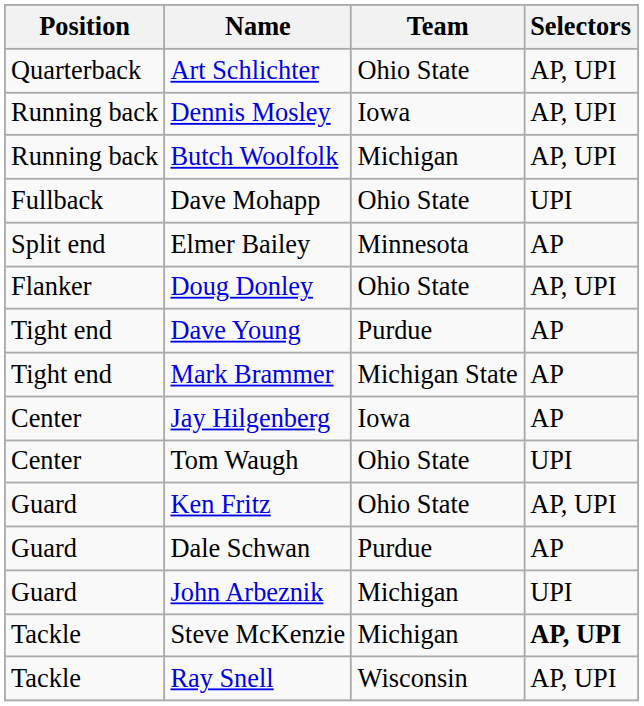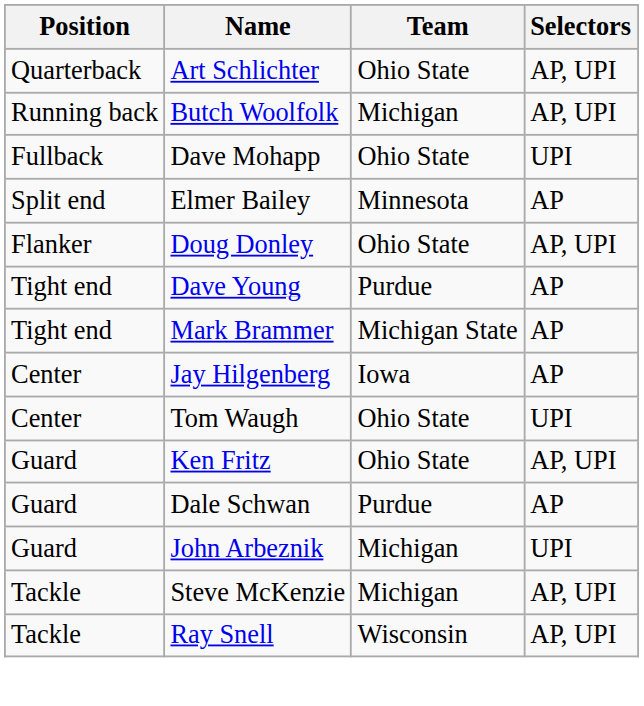- row: (251, 113)
(576, 635) bold -> (573, 591) normal
